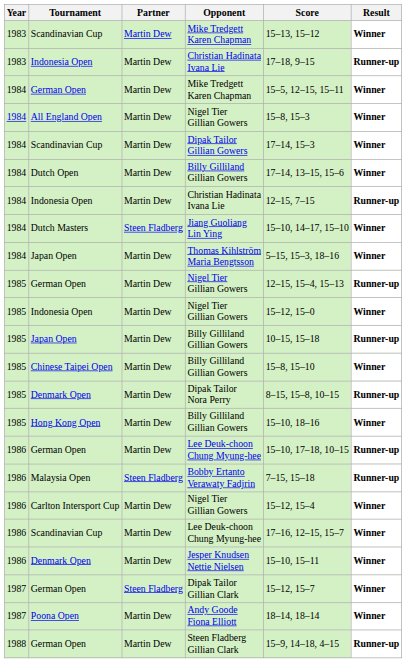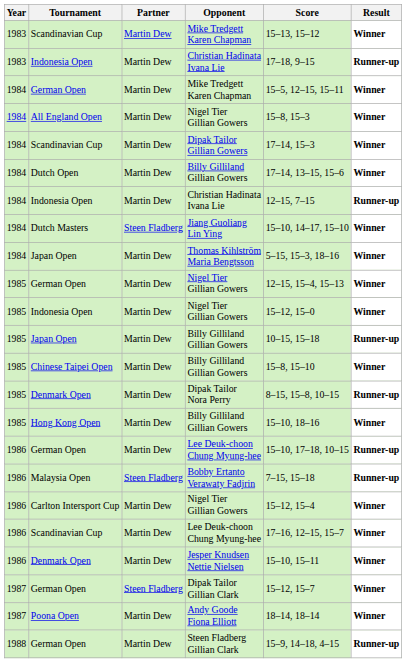(376, 284) Runner-up -> (369, 284) Winner
